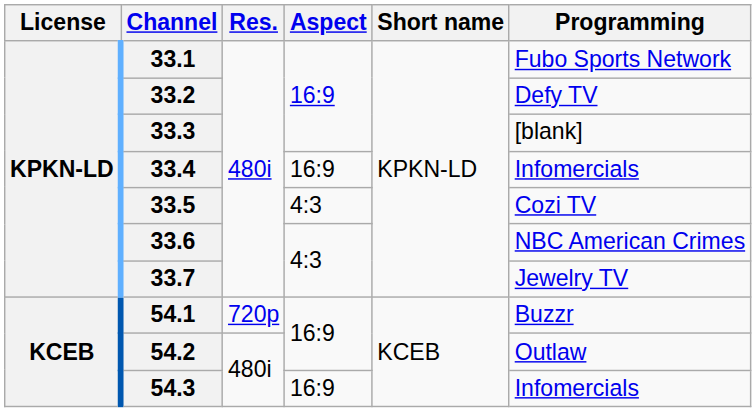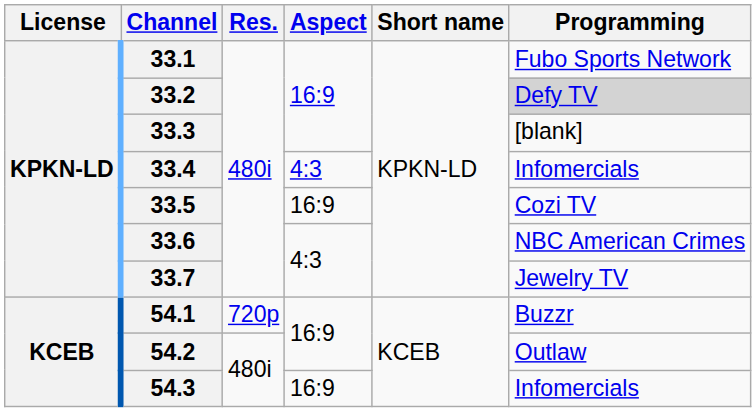(556, 95) no background -> (556, 95) lightgrey background
(312, 168) 16:9 -> (306, 168) 4:3
(306, 205) 4:3 -> (312, 205) 16:9
